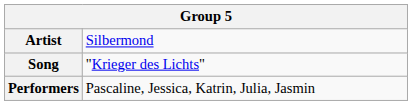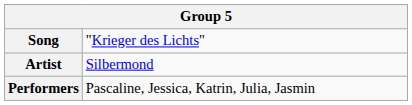rows swapped: (43, 64) <-> (43, 40)
